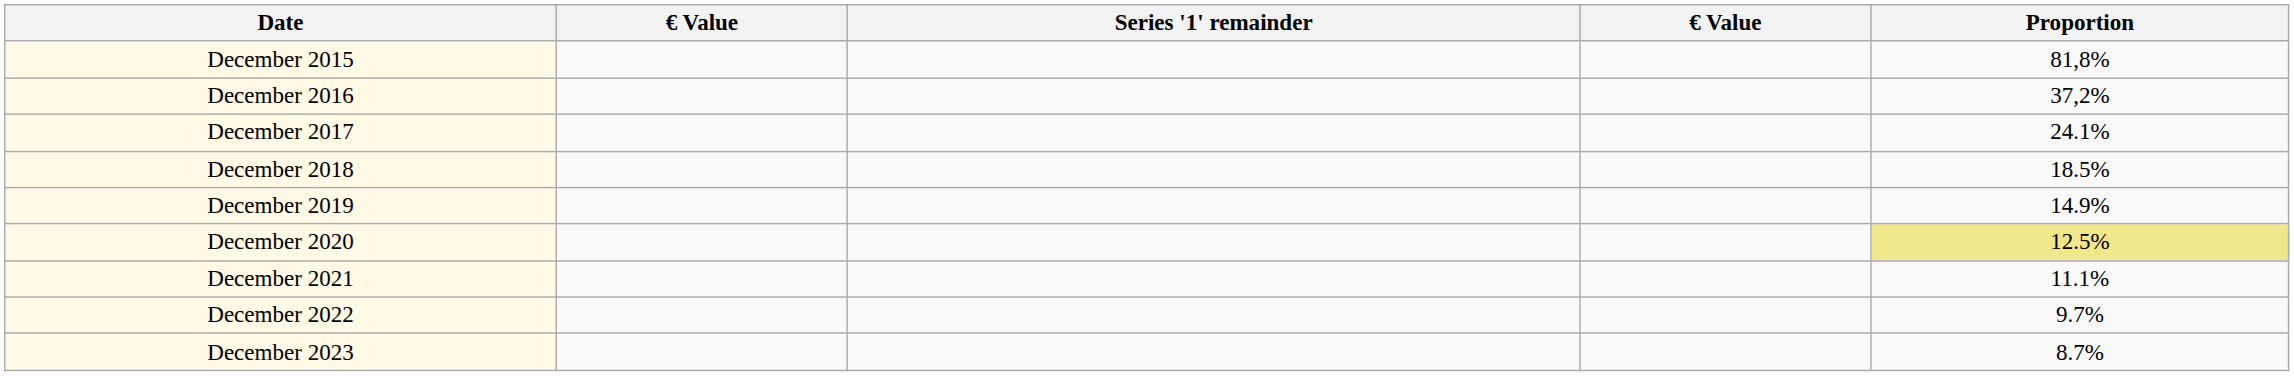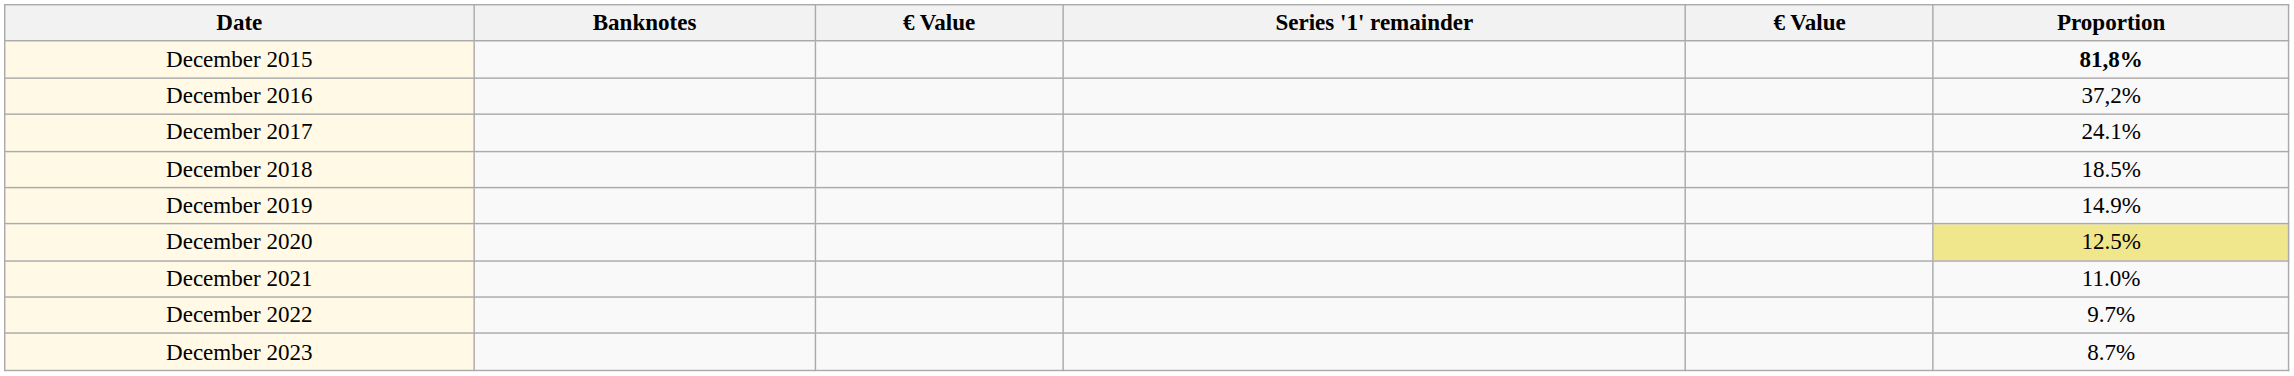+ column: (645, 22)
(2080, 59) normal -> (2111, 59) bold
(2080, 278) 11.1% -> (2111, 278) 11.0%
